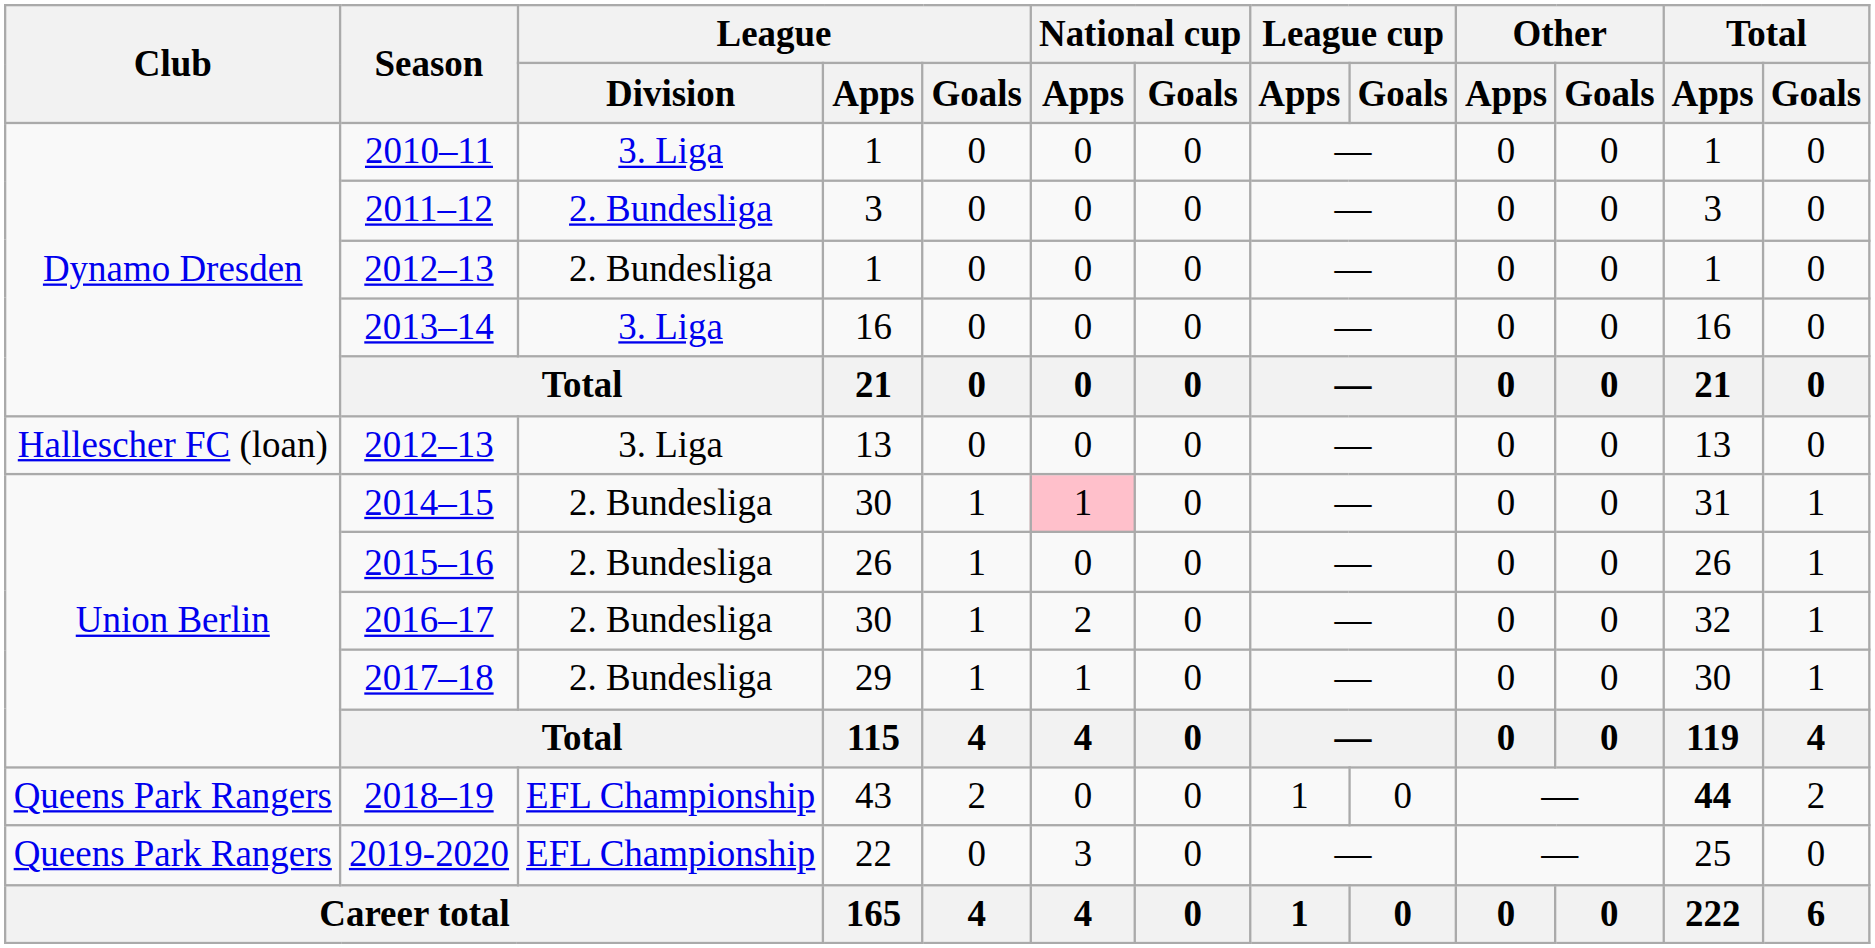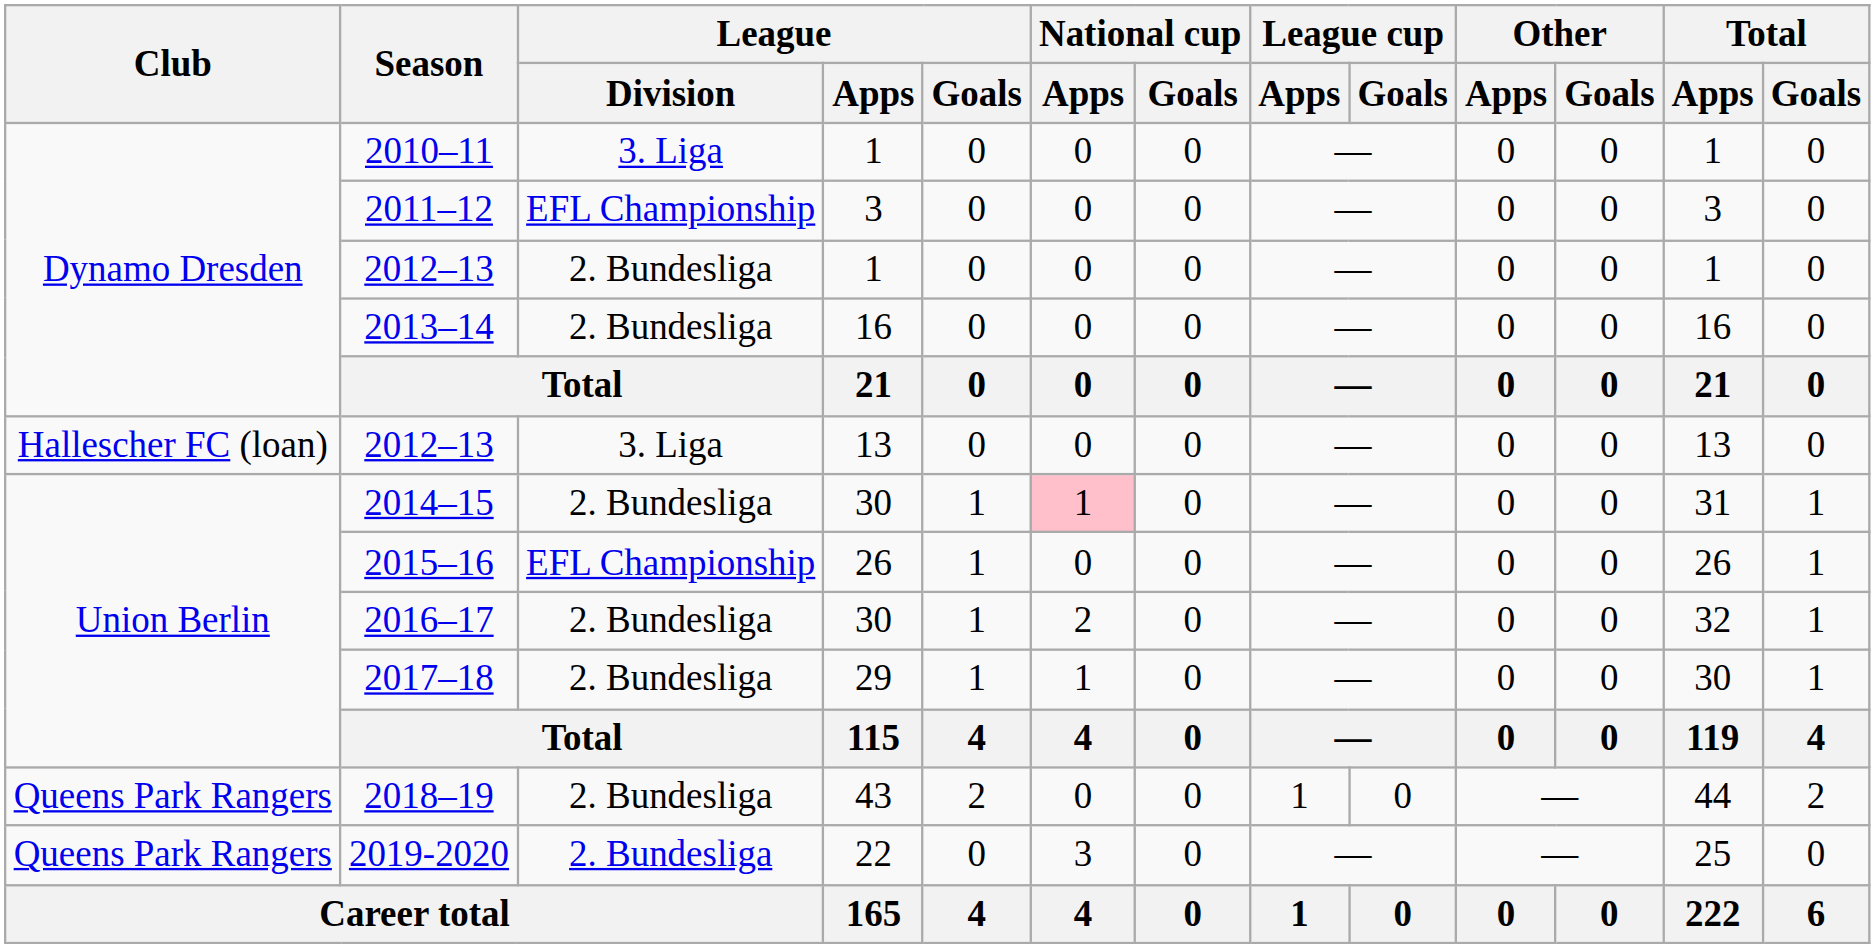(671, 209) 2. Bundesliga -> (671, 209) EFL Championship
(671, 326) 3. Liga -> (671, 326) 2. Bundesliga
(671, 561) 2. Bundesliga -> (671, 561) EFL Championship
(671, 795) EFL Championship -> (671, 795) 2. Bundesliga
(1713, 795) bold -> (1713, 795) normal
(671, 854) EFL Championship -> (671, 854) 2. Bundesliga
